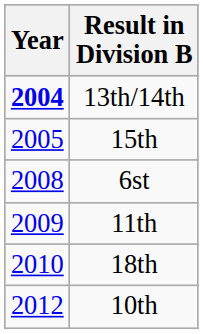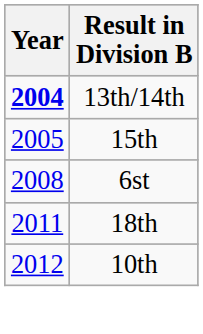- row: (134, 222)
(37, 264) 2010 -> (37, 222) 2011
